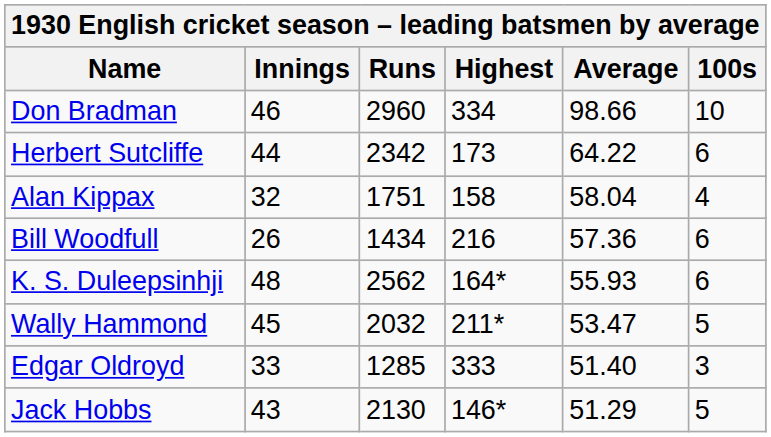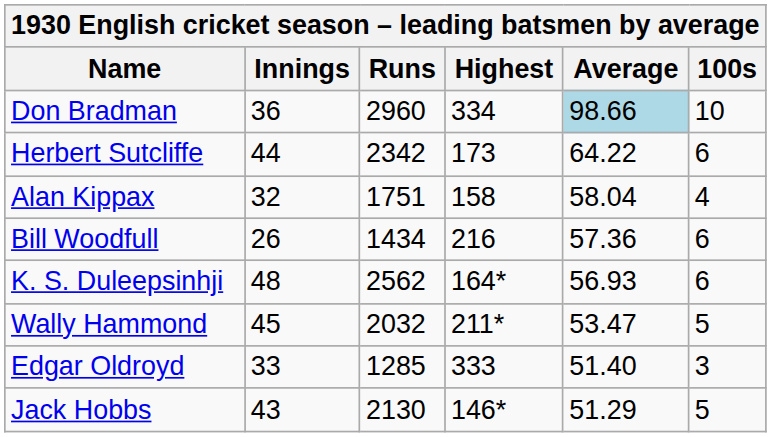(266, 111) 46 -> (266, 111) 36
(603, 111) no background -> (603, 111) lightblue background
(603, 281) 55.93 -> (603, 281) 56.93
